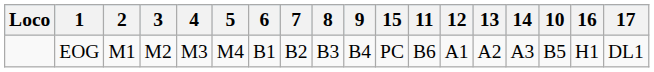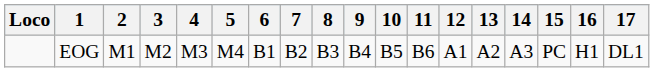columns swapped: (555, 19) <-> (392, 19)
